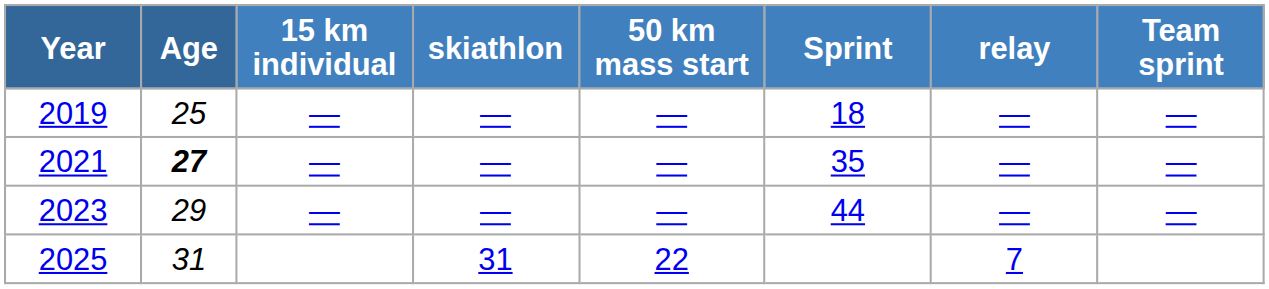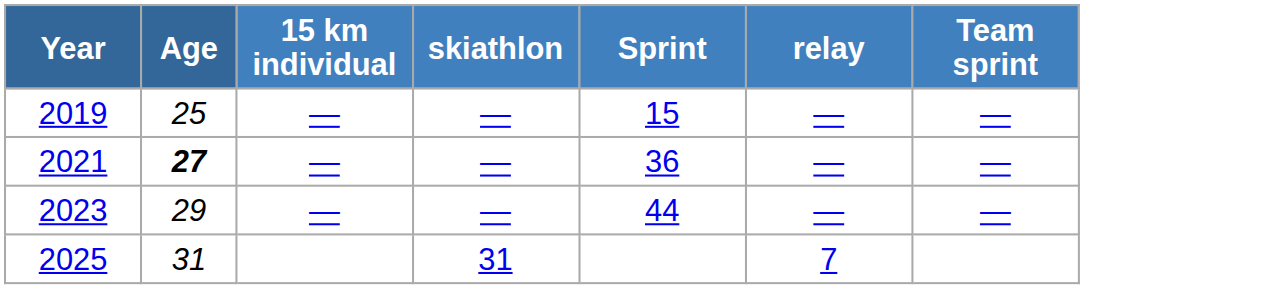- column: (672, 47)
(848, 113) 18 -> (662, 113) 15
(848, 162) 35 -> (662, 162) 36
